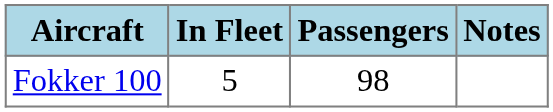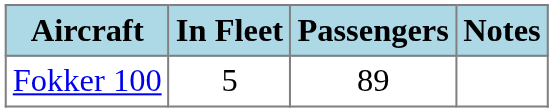(373, 80) 98 -> (373, 80) 89
